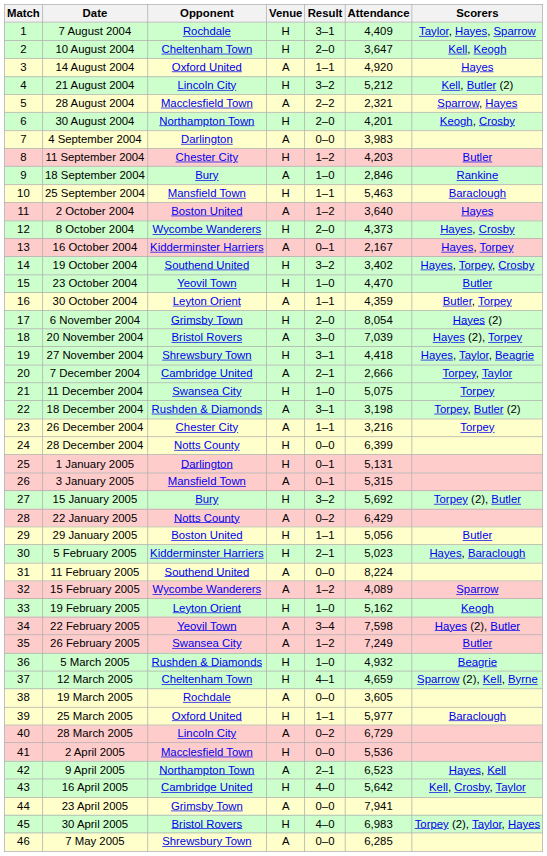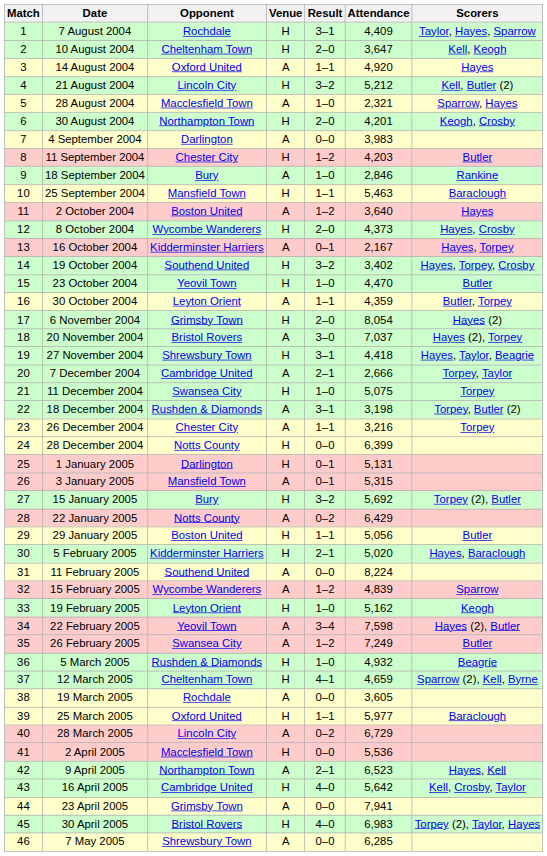(325, 103) 2–2 -> (325, 103) 1–0
(379, 337) 7,039 -> (379, 337) 7,037
(379, 553) 5,023 -> (379, 553) 5,020
(379, 590) 4,089 -> (379, 590) 4,839
